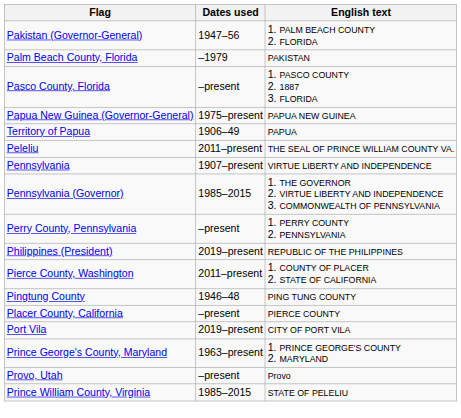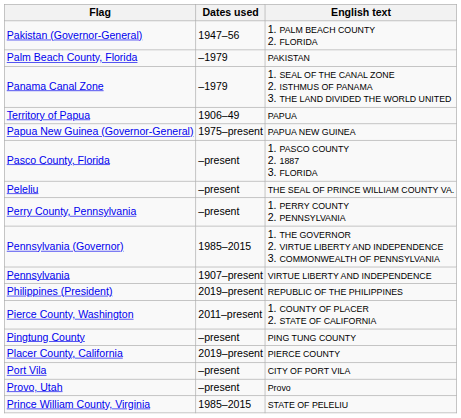+ row: (55, 86)
rows swapped: (48, 132) <-> (58, 86)
(230, 148) 2011–present -> (219, 189) –present
rows swapped: (38, 165) <-> (72, 228)
(219, 297) 1946–48 -> (219, 337) –present
(219, 313) –present -> (231, 354) 2019–present
(231, 330) 2019–present -> (219, 371) –present
- row: (87, 353)
